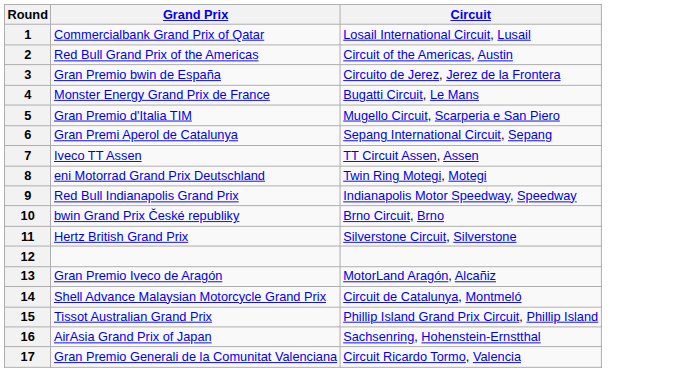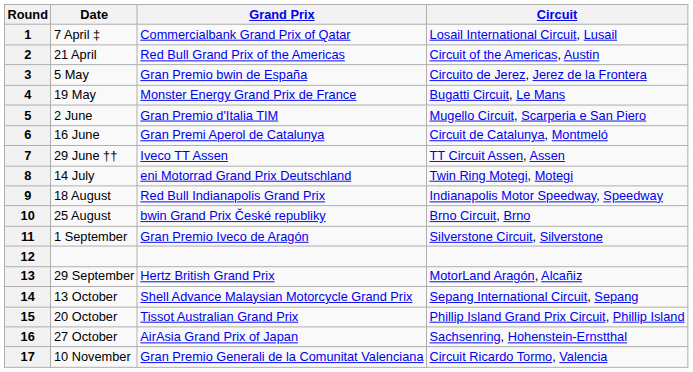+ column: (94, 14)
(448, 135) Sepang International Circuit, Sepang -> (519, 135) Circuit de Catalunya, Montmeló
(121, 236) Hertz British Grand Prix -> (225, 236) Gran Premio Iveco de Aragón
(138, 276) Gran Premio Iveco de Aragón -> (207, 276) Hertz British Grand Prix
(432, 296) Circuit de Catalunya, Montmeló -> (534, 296) Sepang International Circuit, Sepang
